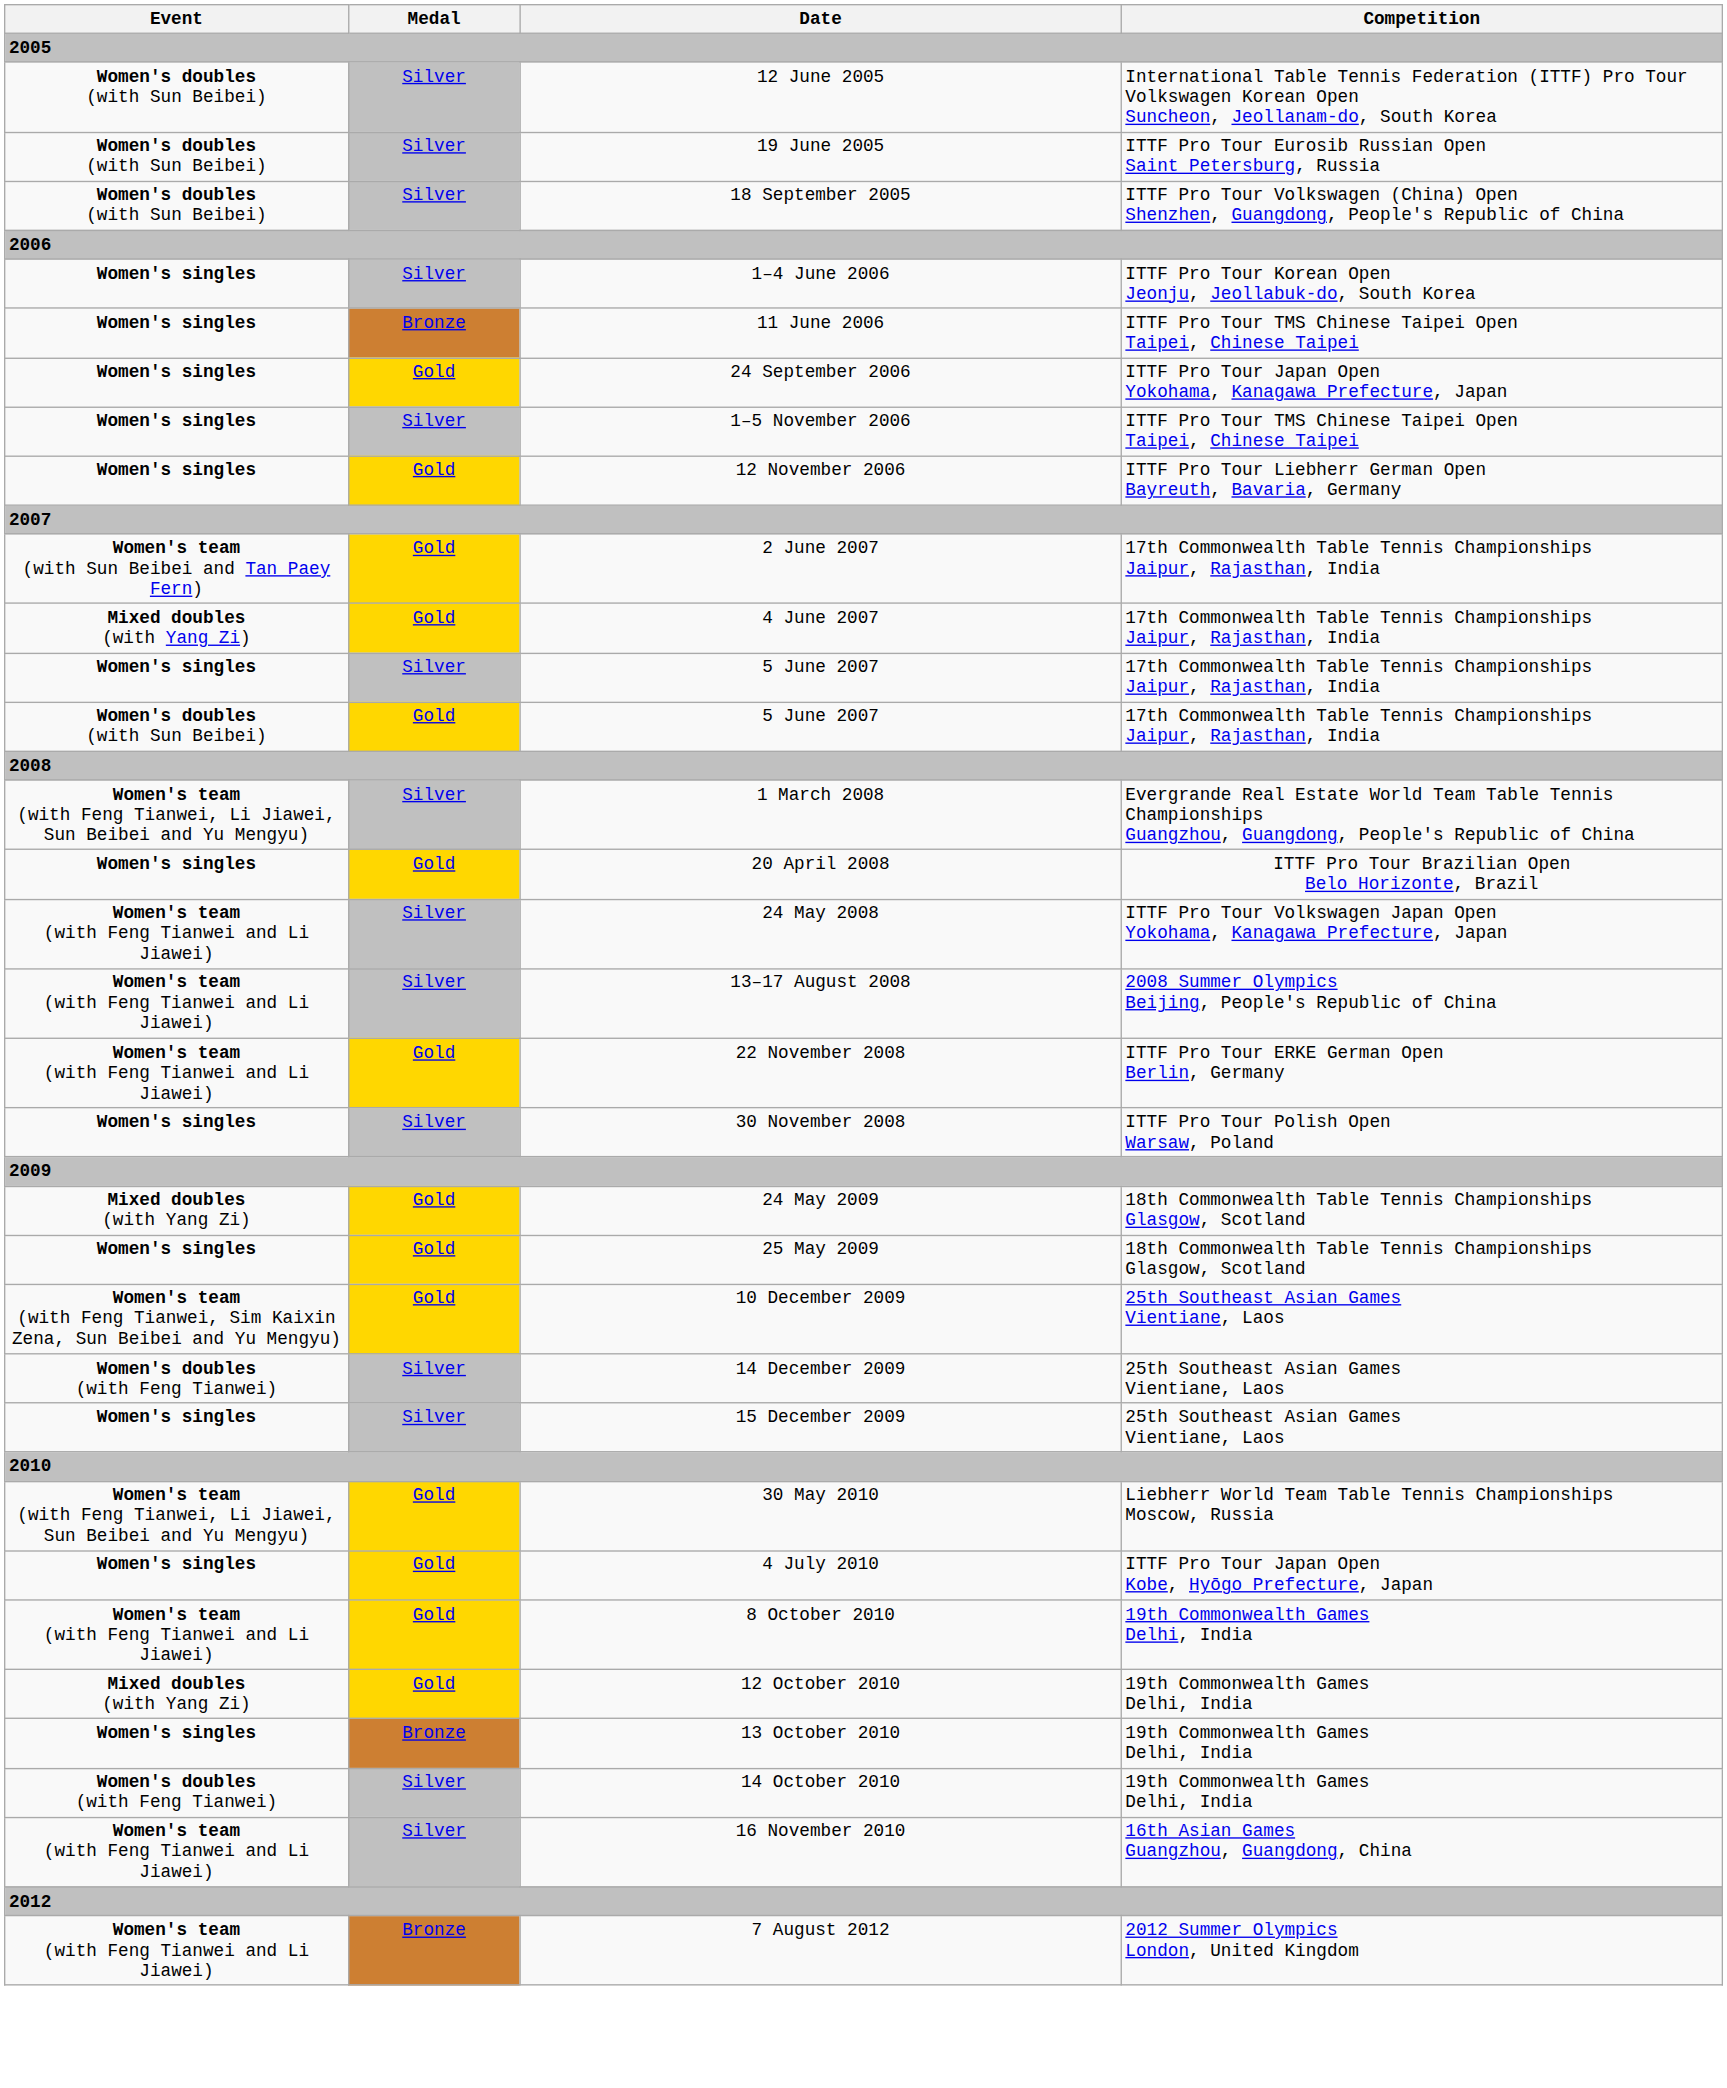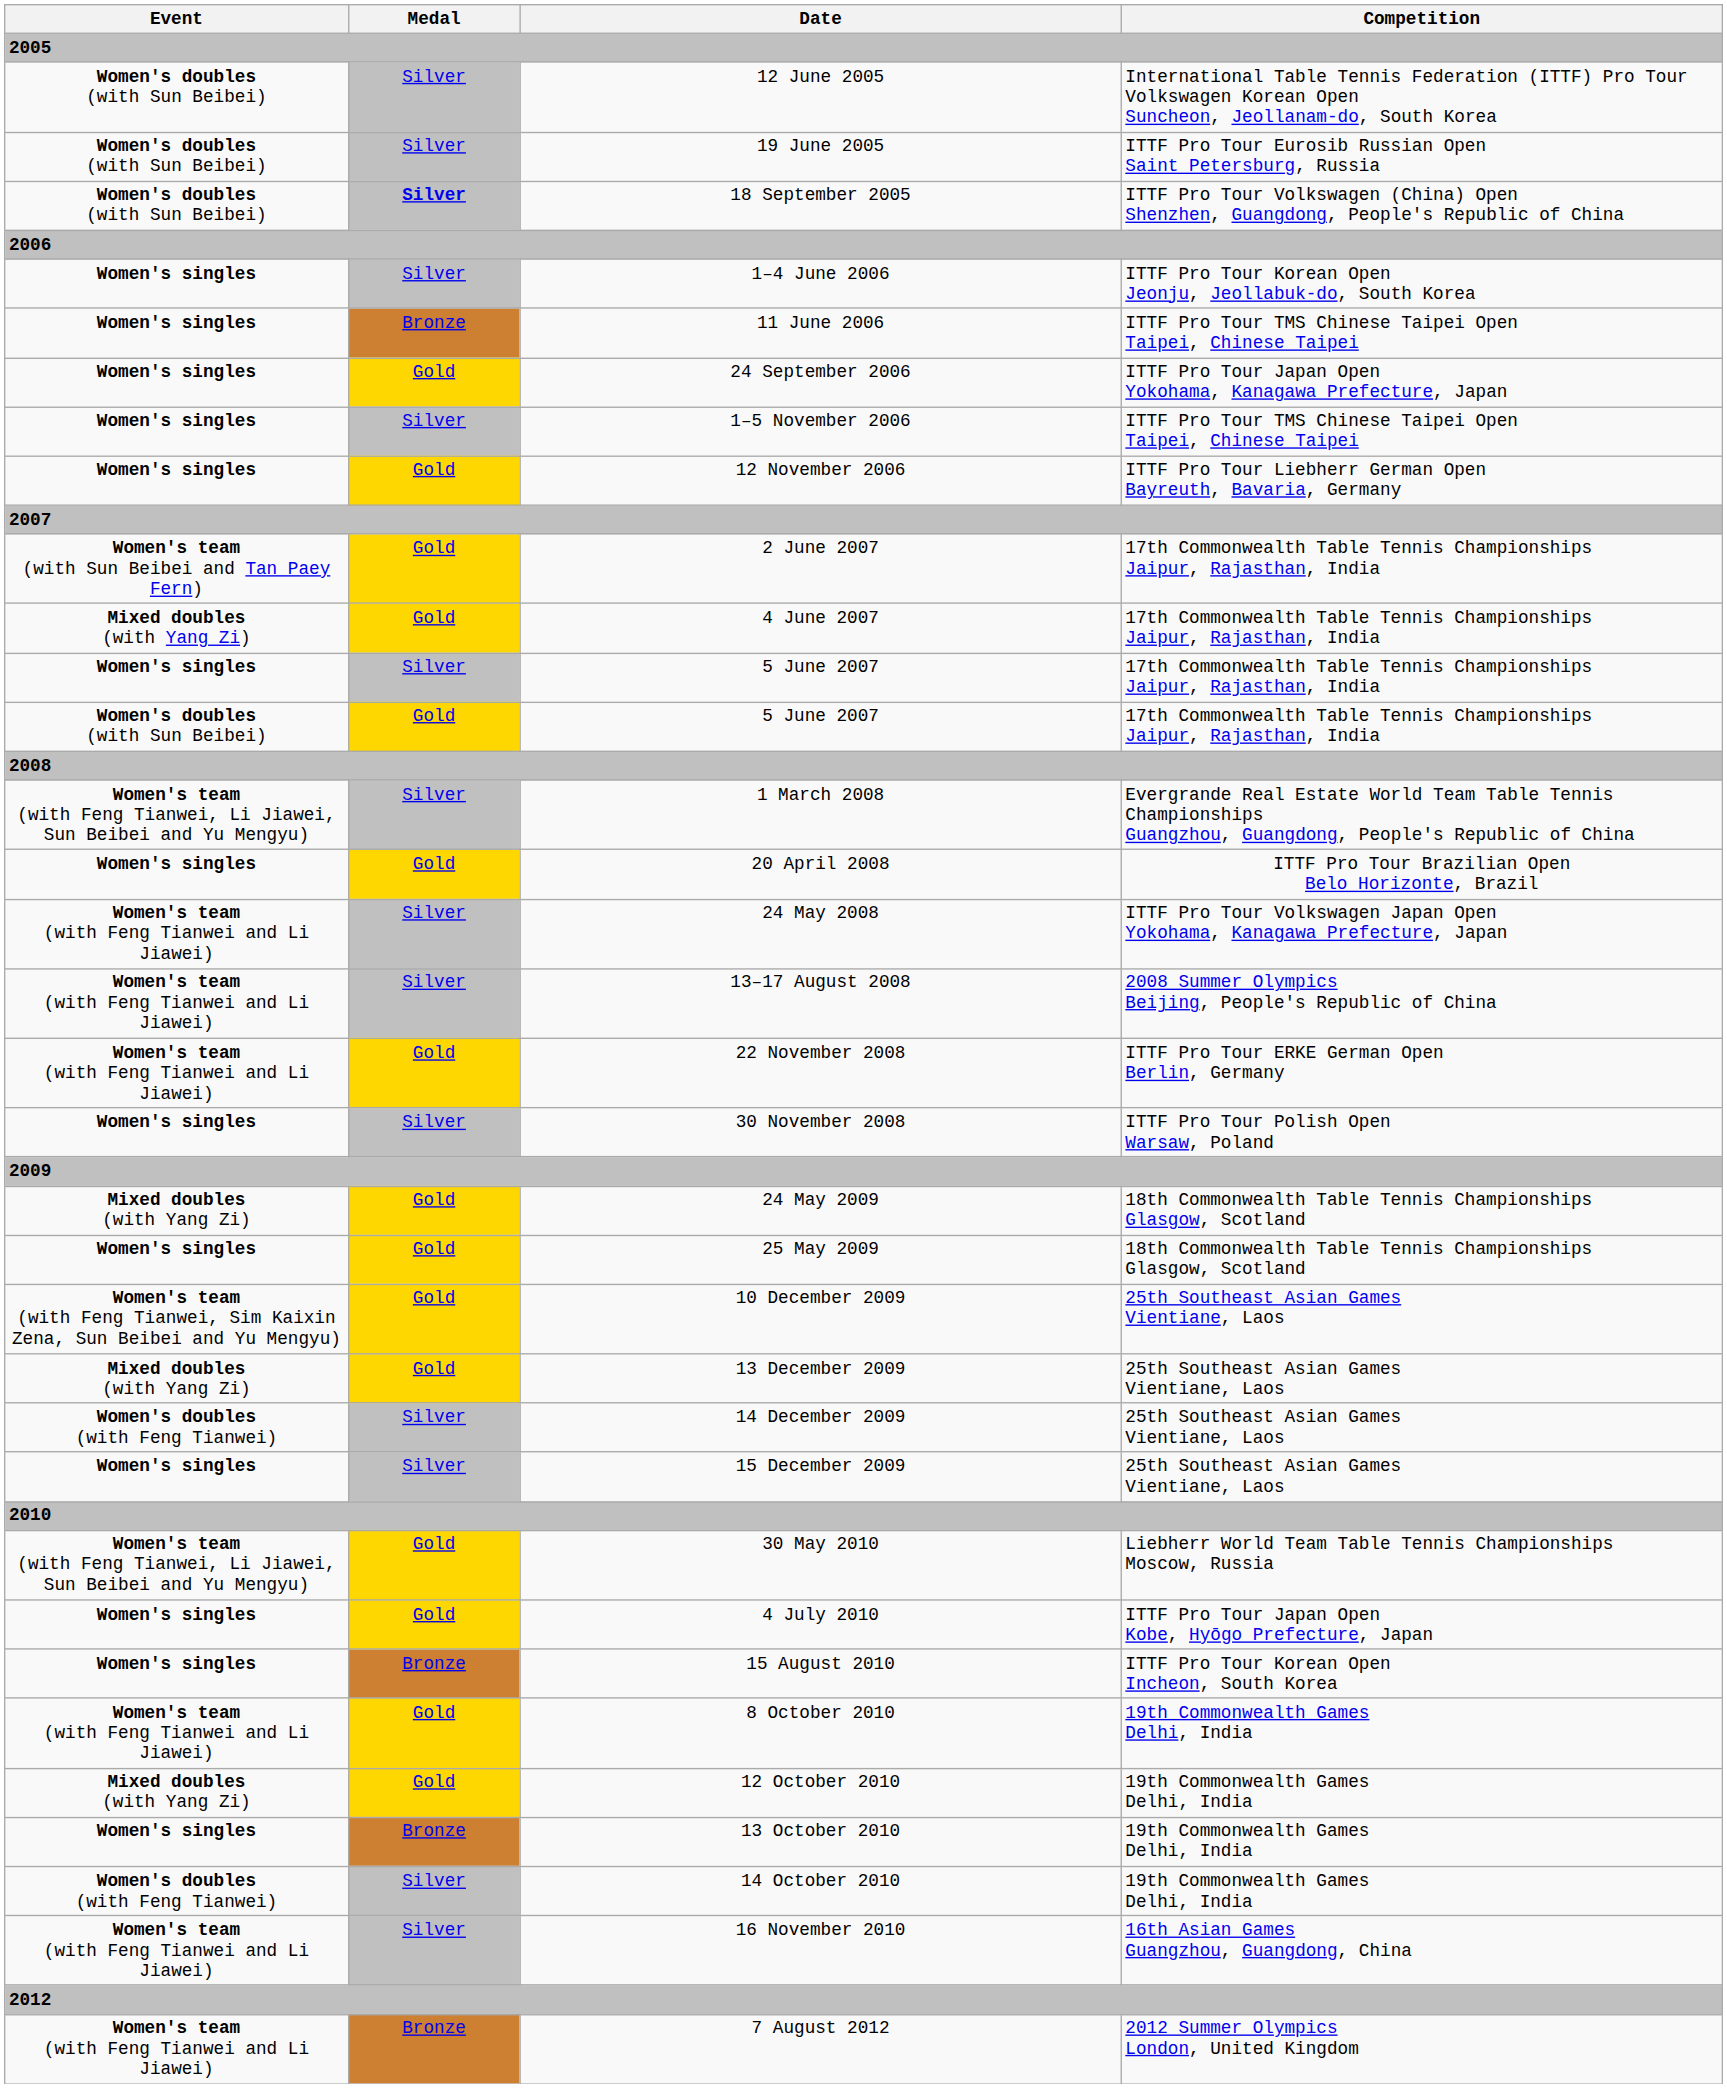(434, 196) normal -> (434, 196) bold
+ row: (176, 1378)
+ row: (176, 1664)
